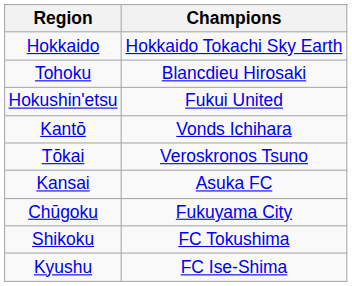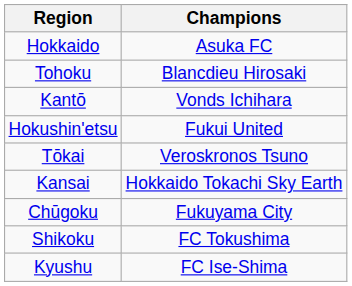(234, 45) Hokkaido Tokachi Sky Earth -> (234, 45) Asuka FC
rows swapped: (63, 128) <-> (63, 101)
(234, 184) Asuka FC -> (234, 184) Hokkaido Tokachi Sky Earth
